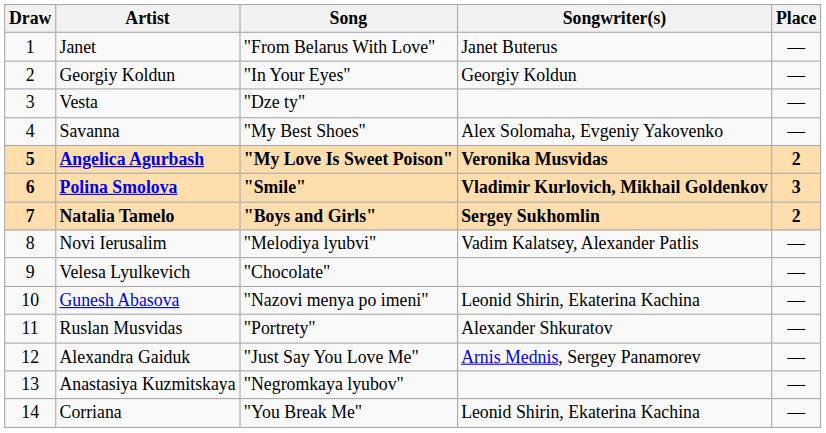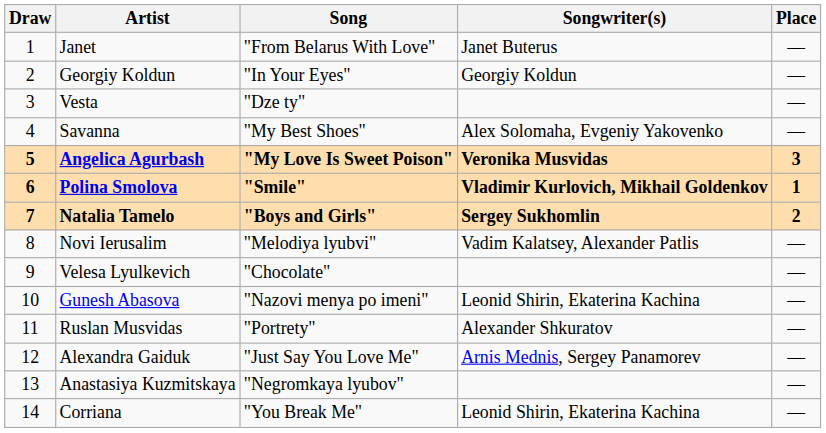(796, 159) 2 -> (796, 159) 3
(796, 187) 3 -> (796, 187) 1
